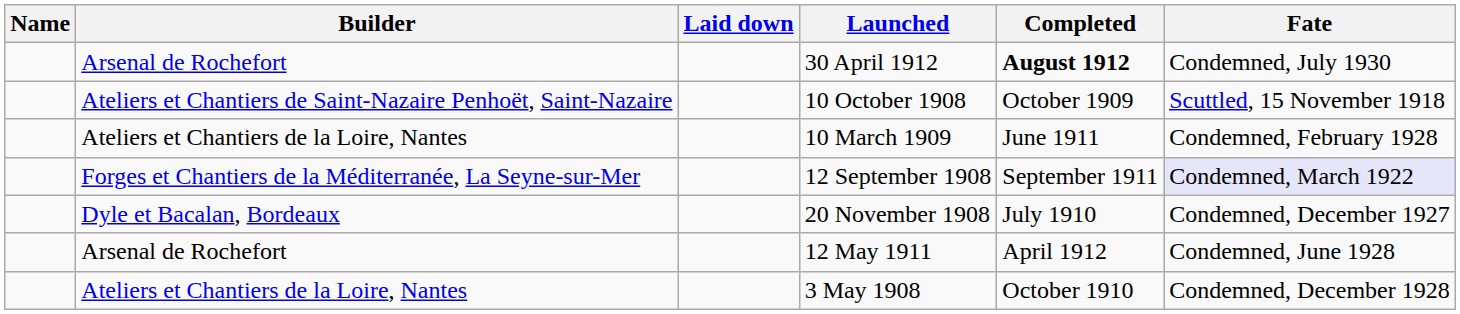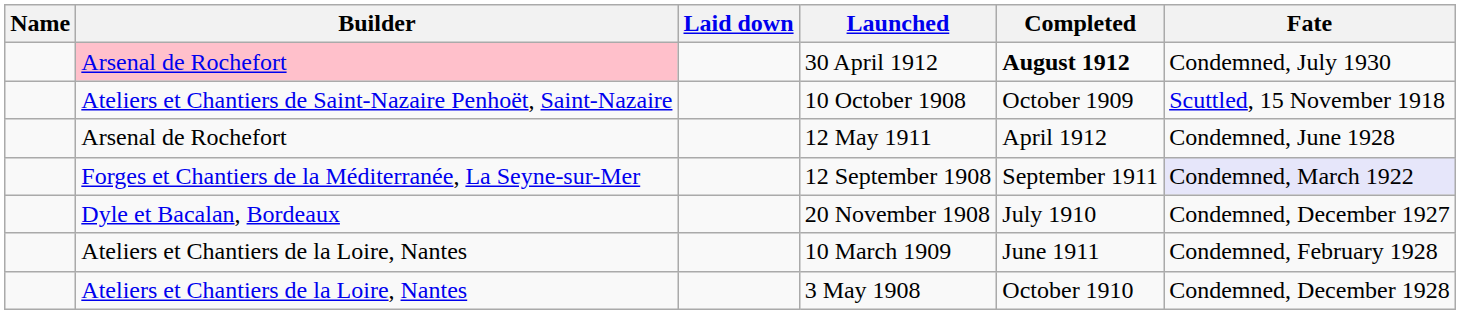(184, 61) no background -> (184, 61) pink background
rows swapped: (868, 251) <-> (878, 137)
